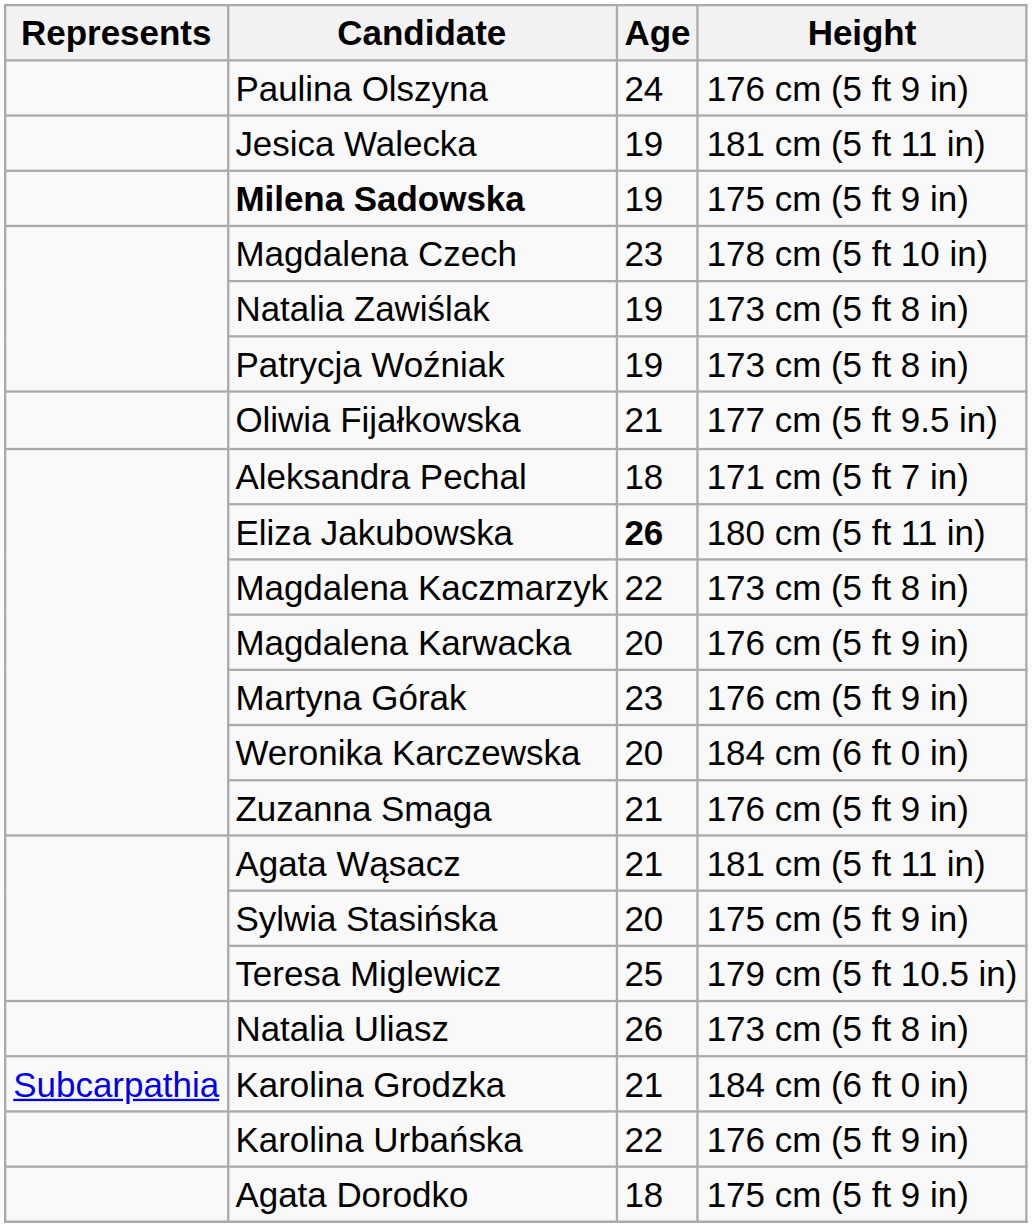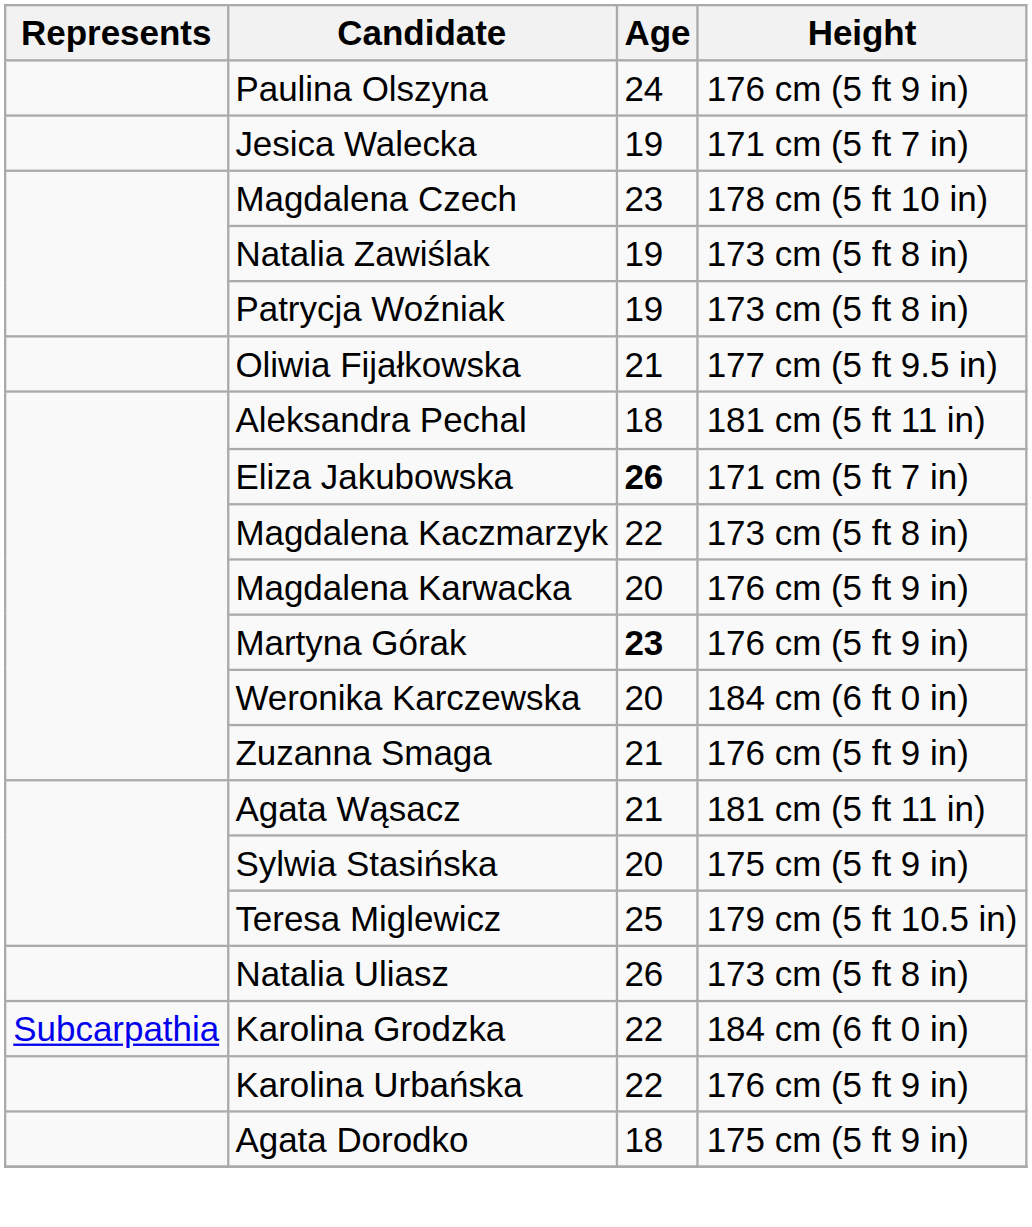(846, 144) 181 cm (5 ft 11 in) -> (838, 144) 171 cm (5 ft 7 in)
- row: (380, 199)
(838, 476) 171 cm (5 ft 7 in) -> (846, 420) 181 cm (5 ft 11 in)
(846, 531) 180 cm (5 ft 11 in) -> (838, 476) 171 cm (5 ft 7 in)
(644, 697) normal -> (644, 642) bold
(644, 1085) 21 -> (644, 1029) 22
